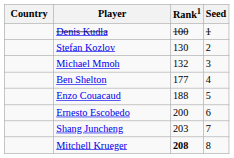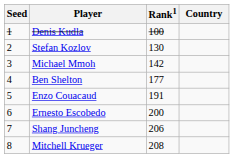columns swapped: (29, 13) <-> (216, 13)
(181, 64) 132 -> (156, 64) 142
(181, 96) 188 -> (156, 96) 191
(181, 129) 203 -> (156, 129) 206
(181, 145) bold -> (156, 145) normal
